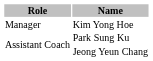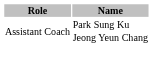- row: (103, 24)
